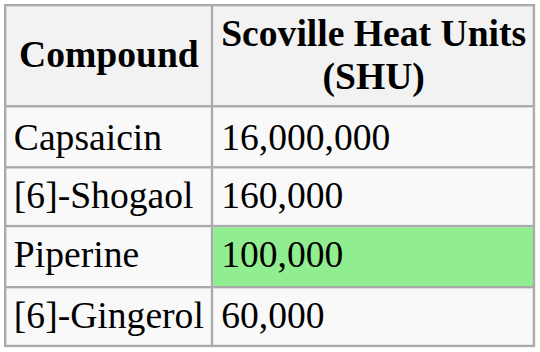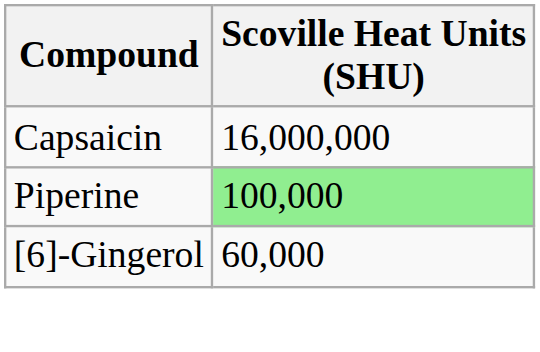- row: (104, 195)
